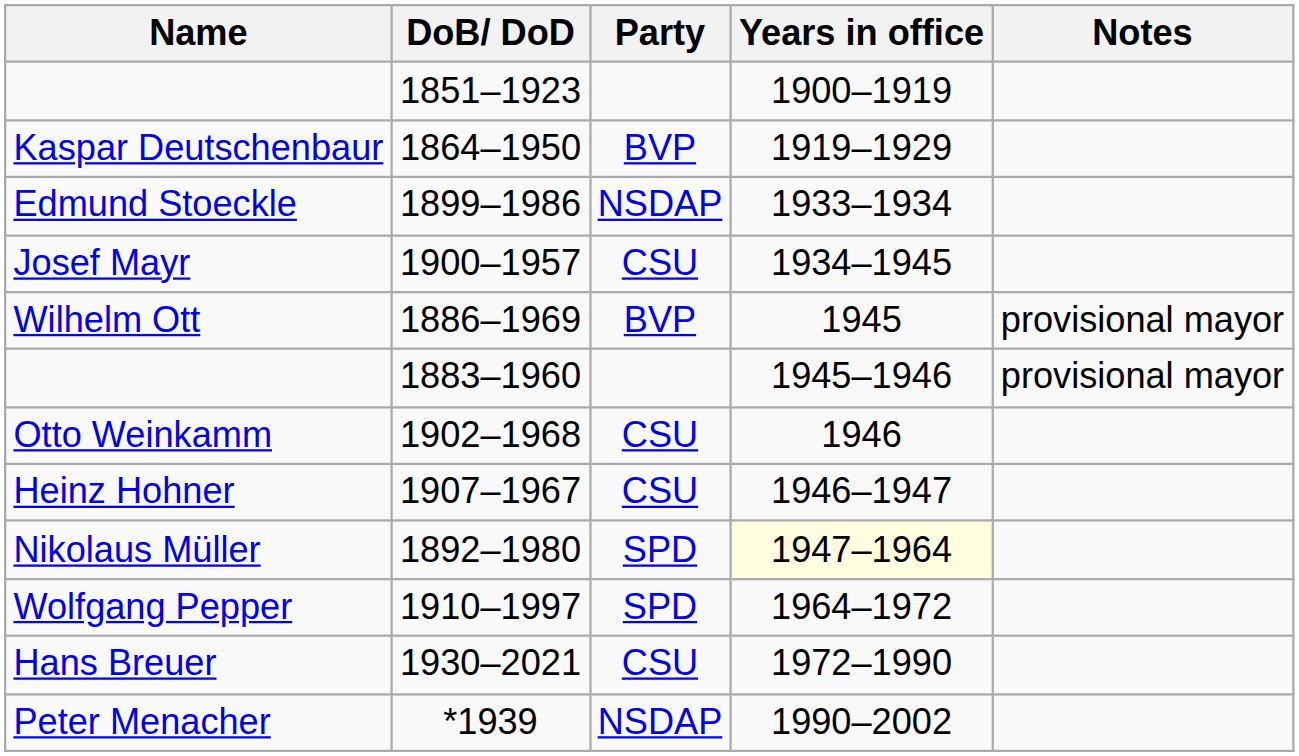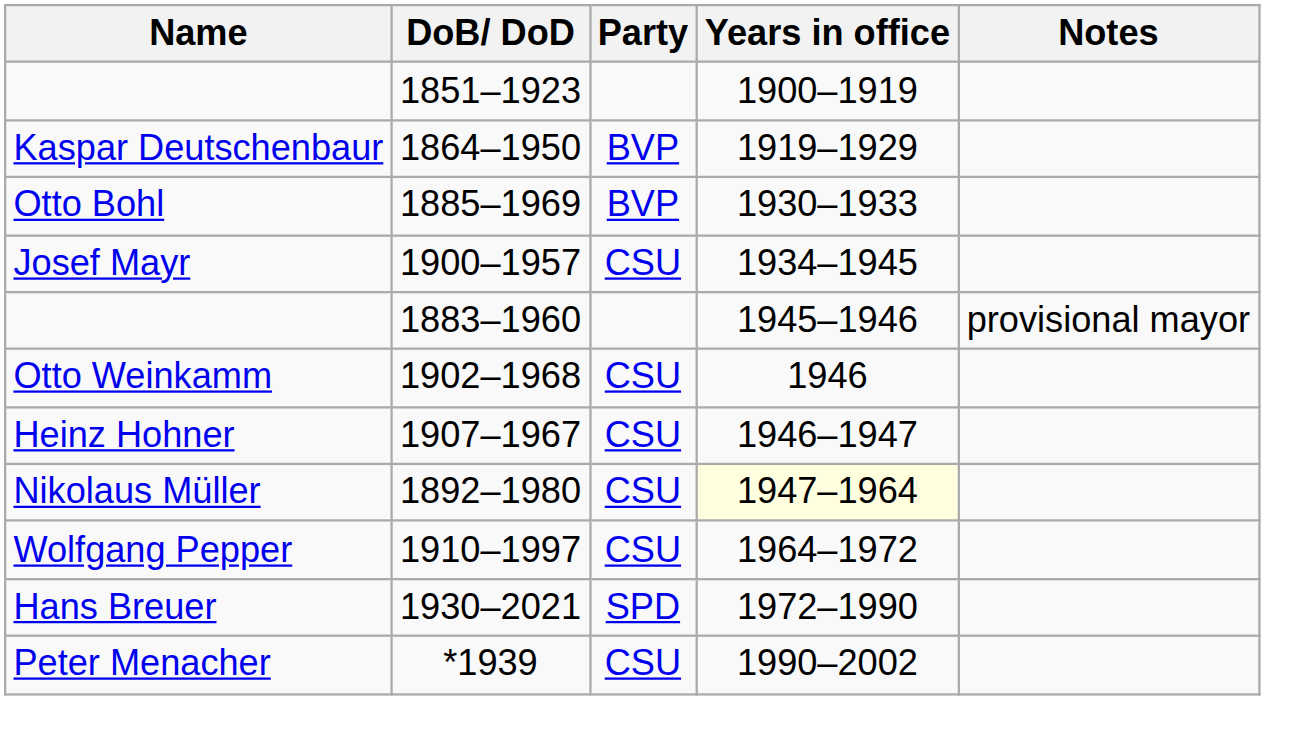+ row: (89, 205)
- row: (155, 205)
- row: (107, 319)
(660, 549) SPD -> (643, 491) CSU
(660, 606) SPD -> (643, 549) CSU
(660, 663) CSU -> (643, 606) SPD
(660, 721) NSDAP -> (643, 663) CSU
